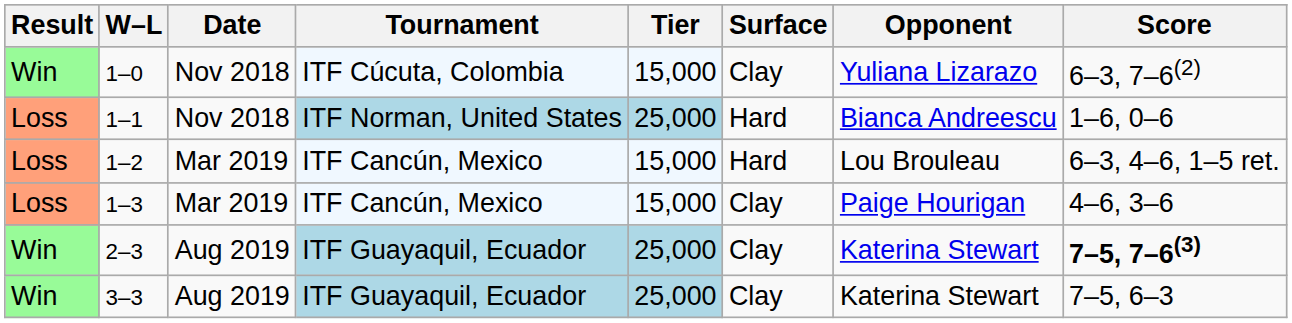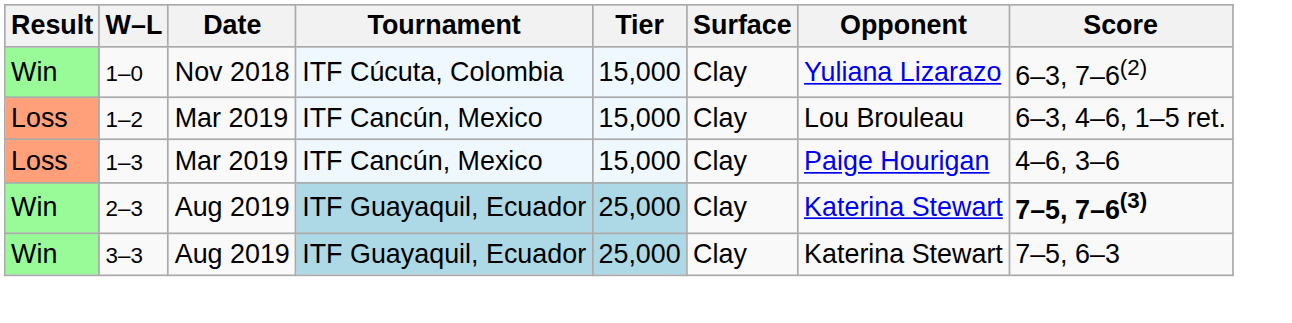- row: (124, 120)
(758, 160) Hard -> (720, 118) Clay
